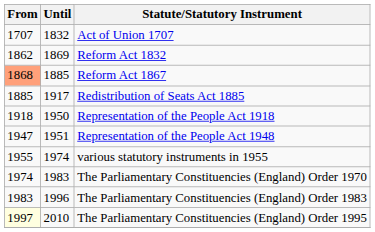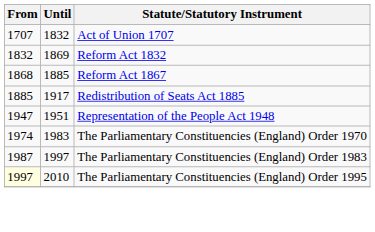(20, 55) 1862 -> (20, 55) 1832
(20, 75) lightsalmon background -> (20, 75) no background
- row: (176, 116)
- row: (173, 156)
(20, 197) 1983 -> (20, 156) 1987
(56, 197) 1996 -> (56, 156) 1997
